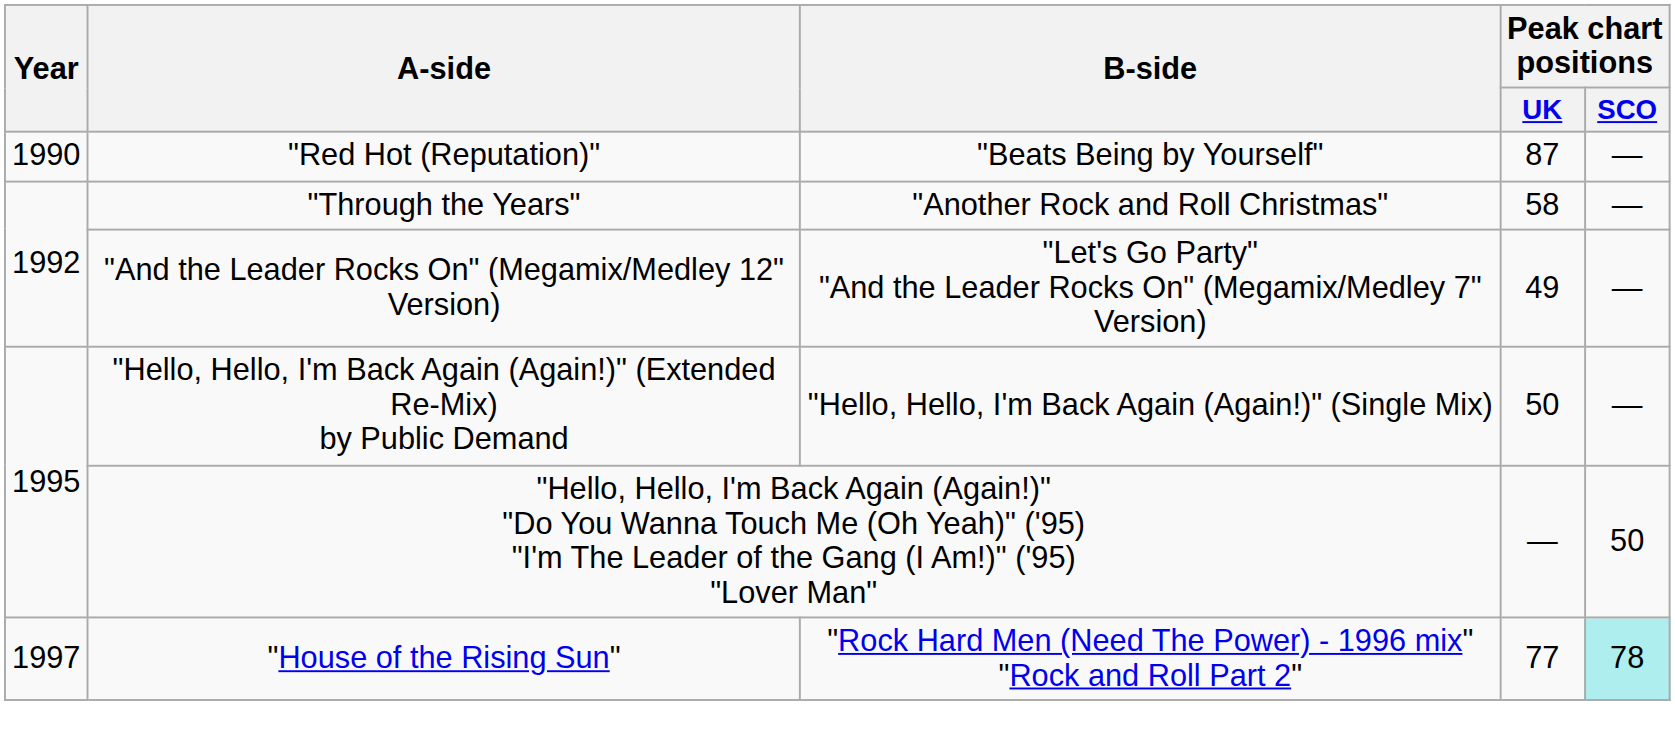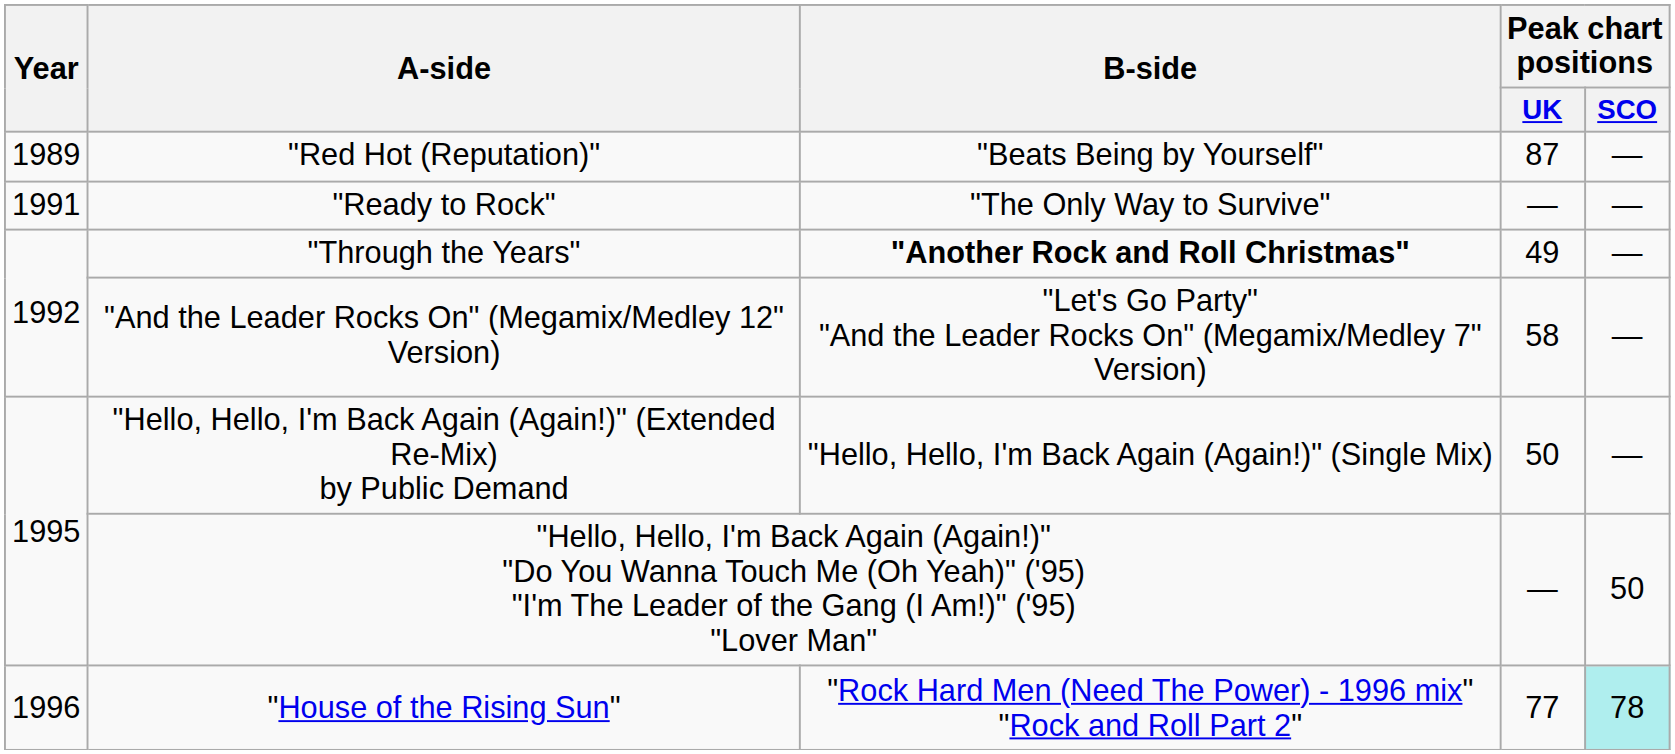(46, 155) 1990 -> (46, 155) 1989
+ row: (444, 204)
(1150, 204) normal -> (1150, 253) bold
(1542, 204) 58 -> (1542, 253) 49
(1542, 287) 49 -> (1542, 336) 58
(46, 658) 1997 -> (46, 707) 1996
